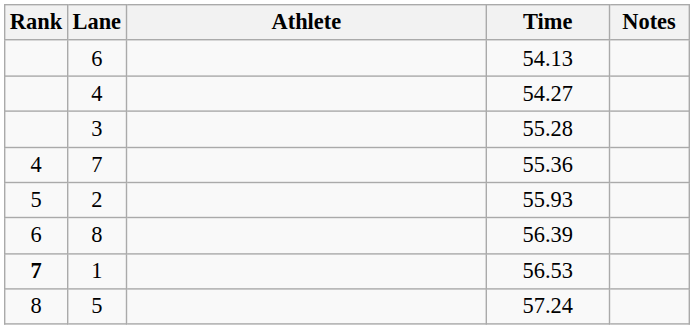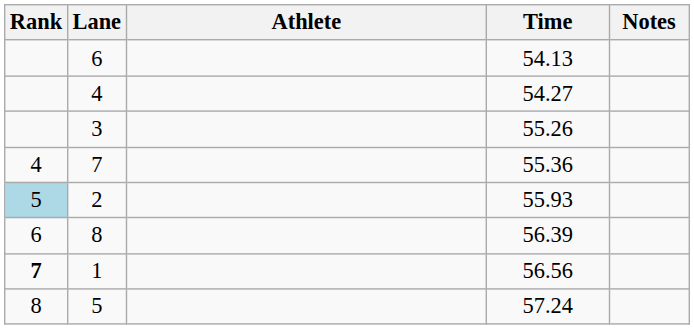(548, 128) 55.28 -> (548, 128) 55.26
(36, 199) no background -> (36, 199) lightblue background
(548, 270) 56.53 -> (548, 270) 56.56
